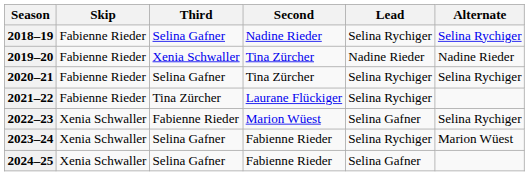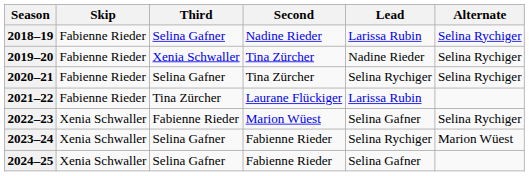(390, 35) Selina Rychiger -> (385, 35) Larissa Rubin
(476, 56) Nadine Rieder -> (480, 56) Selina Rychiger
(390, 98) Selina Rychiger -> (385, 98) Larissa Rubin
